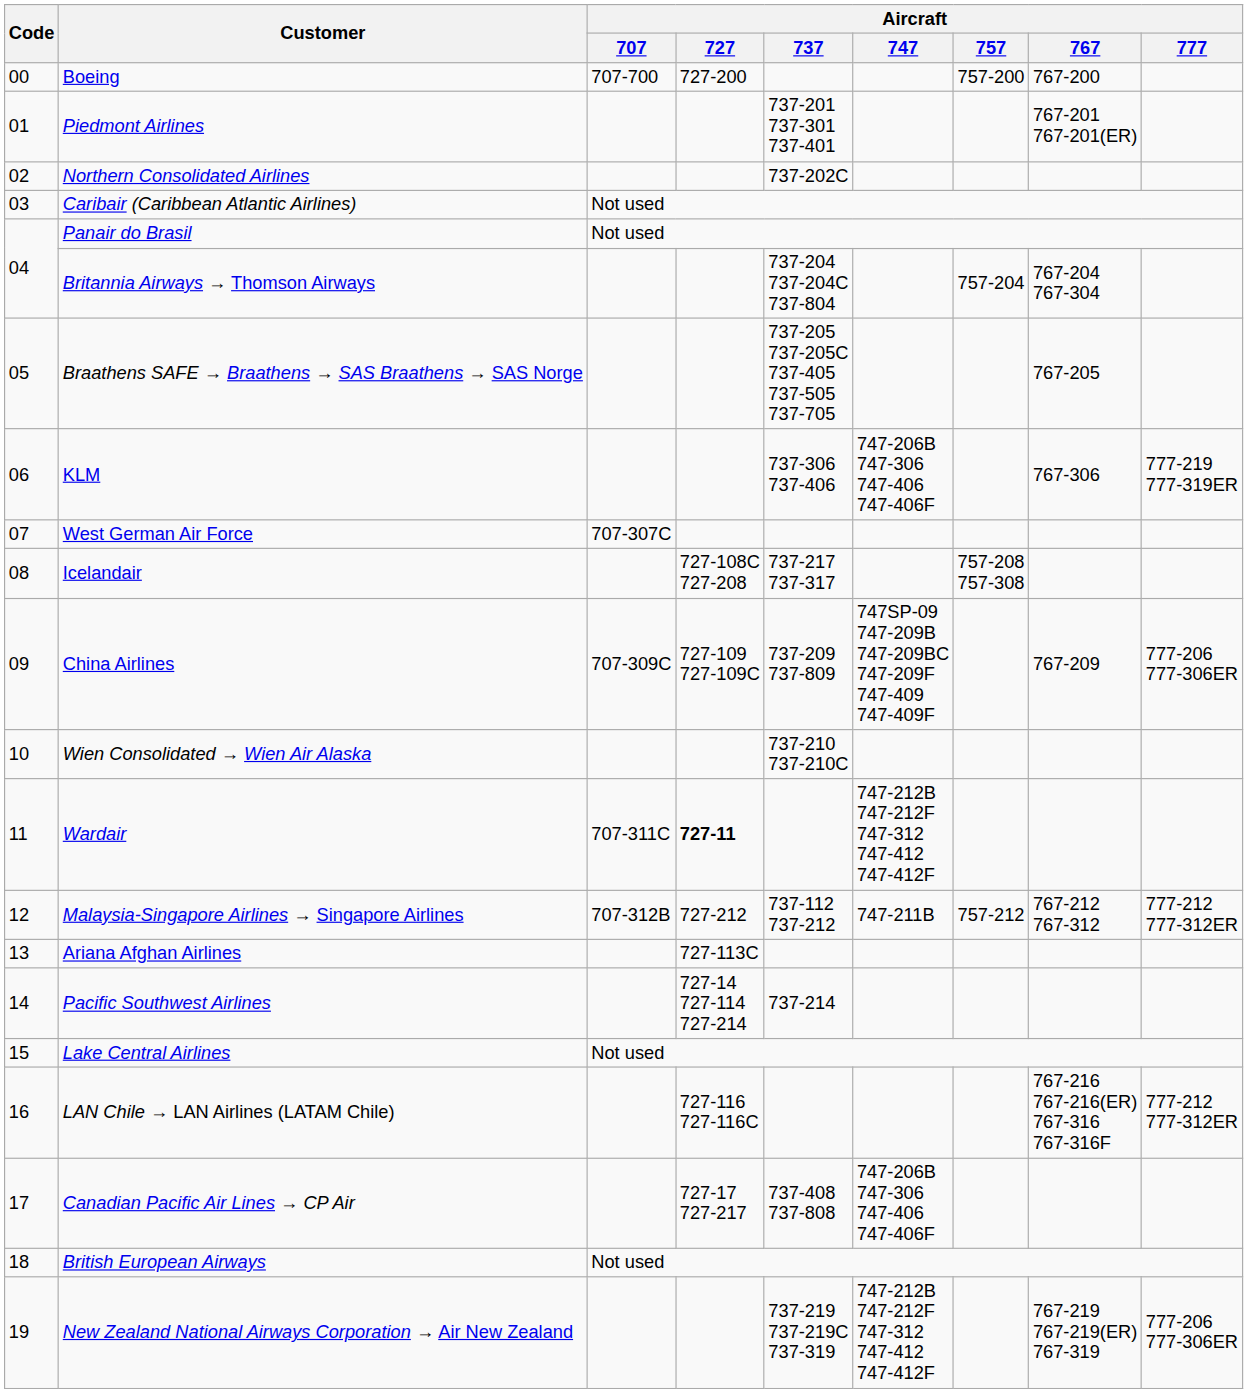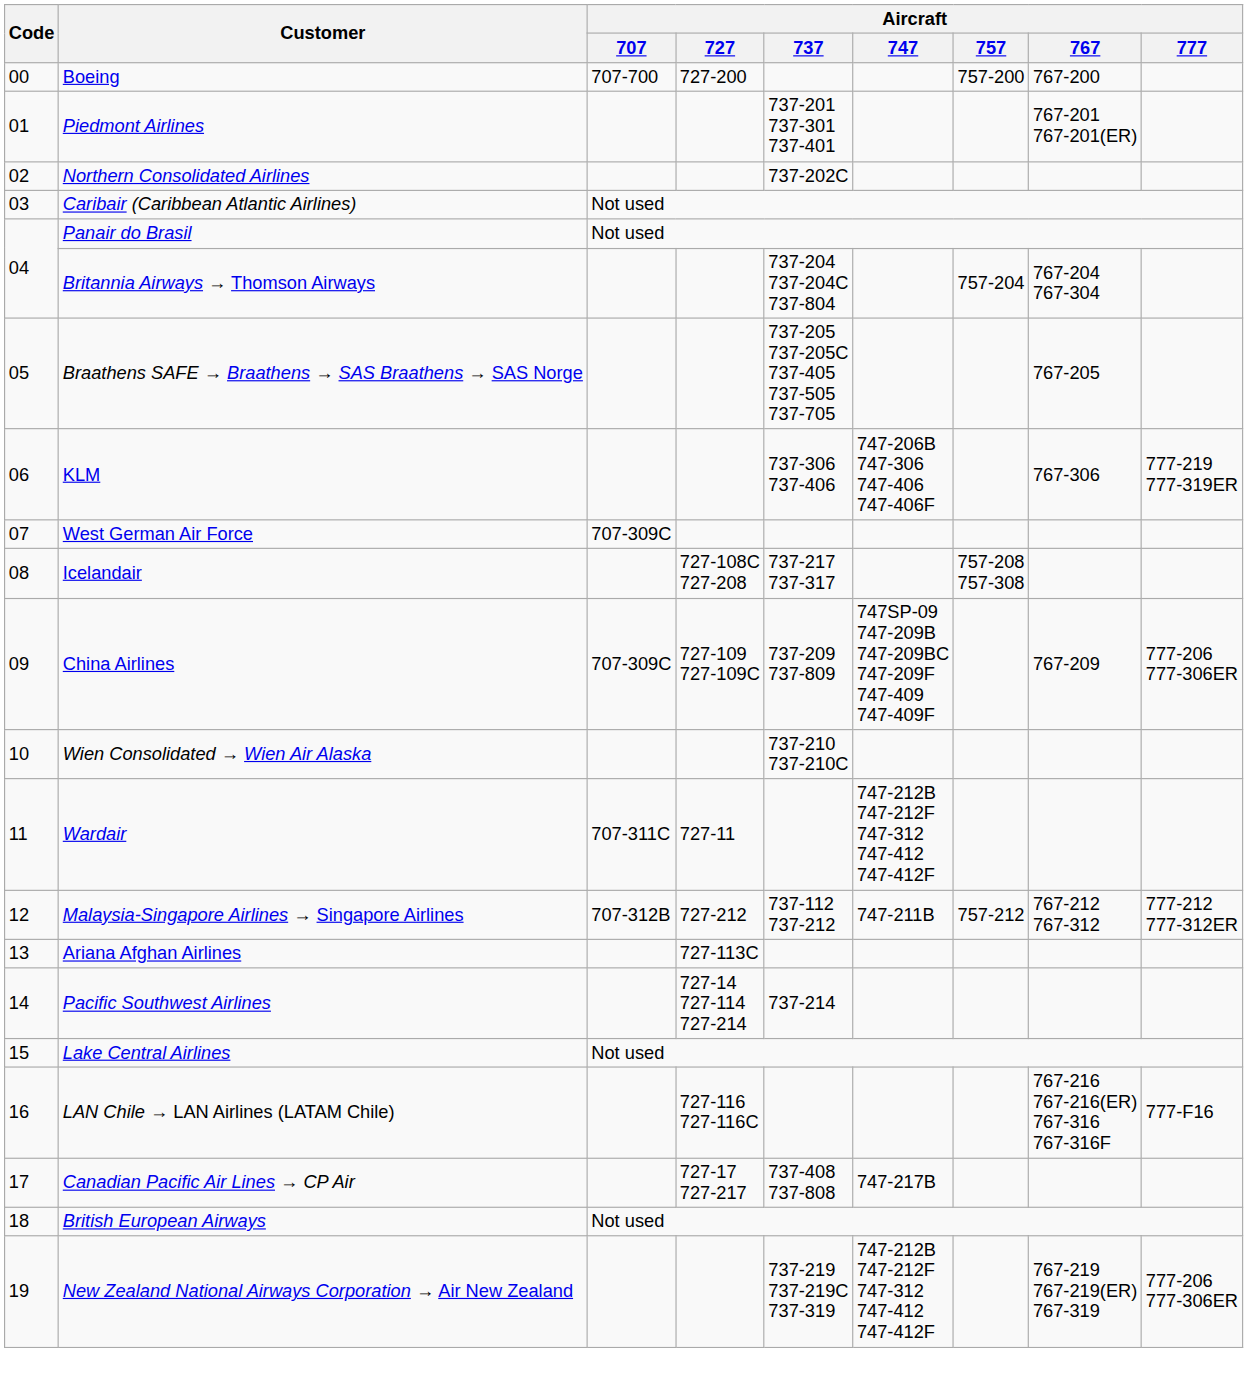(631, 533) 707-307C -> (631, 533) 707-309C
(708, 834) bold -> (708, 834) normal
(1192, 1112) 777-212 777-312ER -> (1180, 1112) 777-F16
(896, 1202) 747-206B 747-306 747-406 747-406F -> (896, 1182) 747-217B
